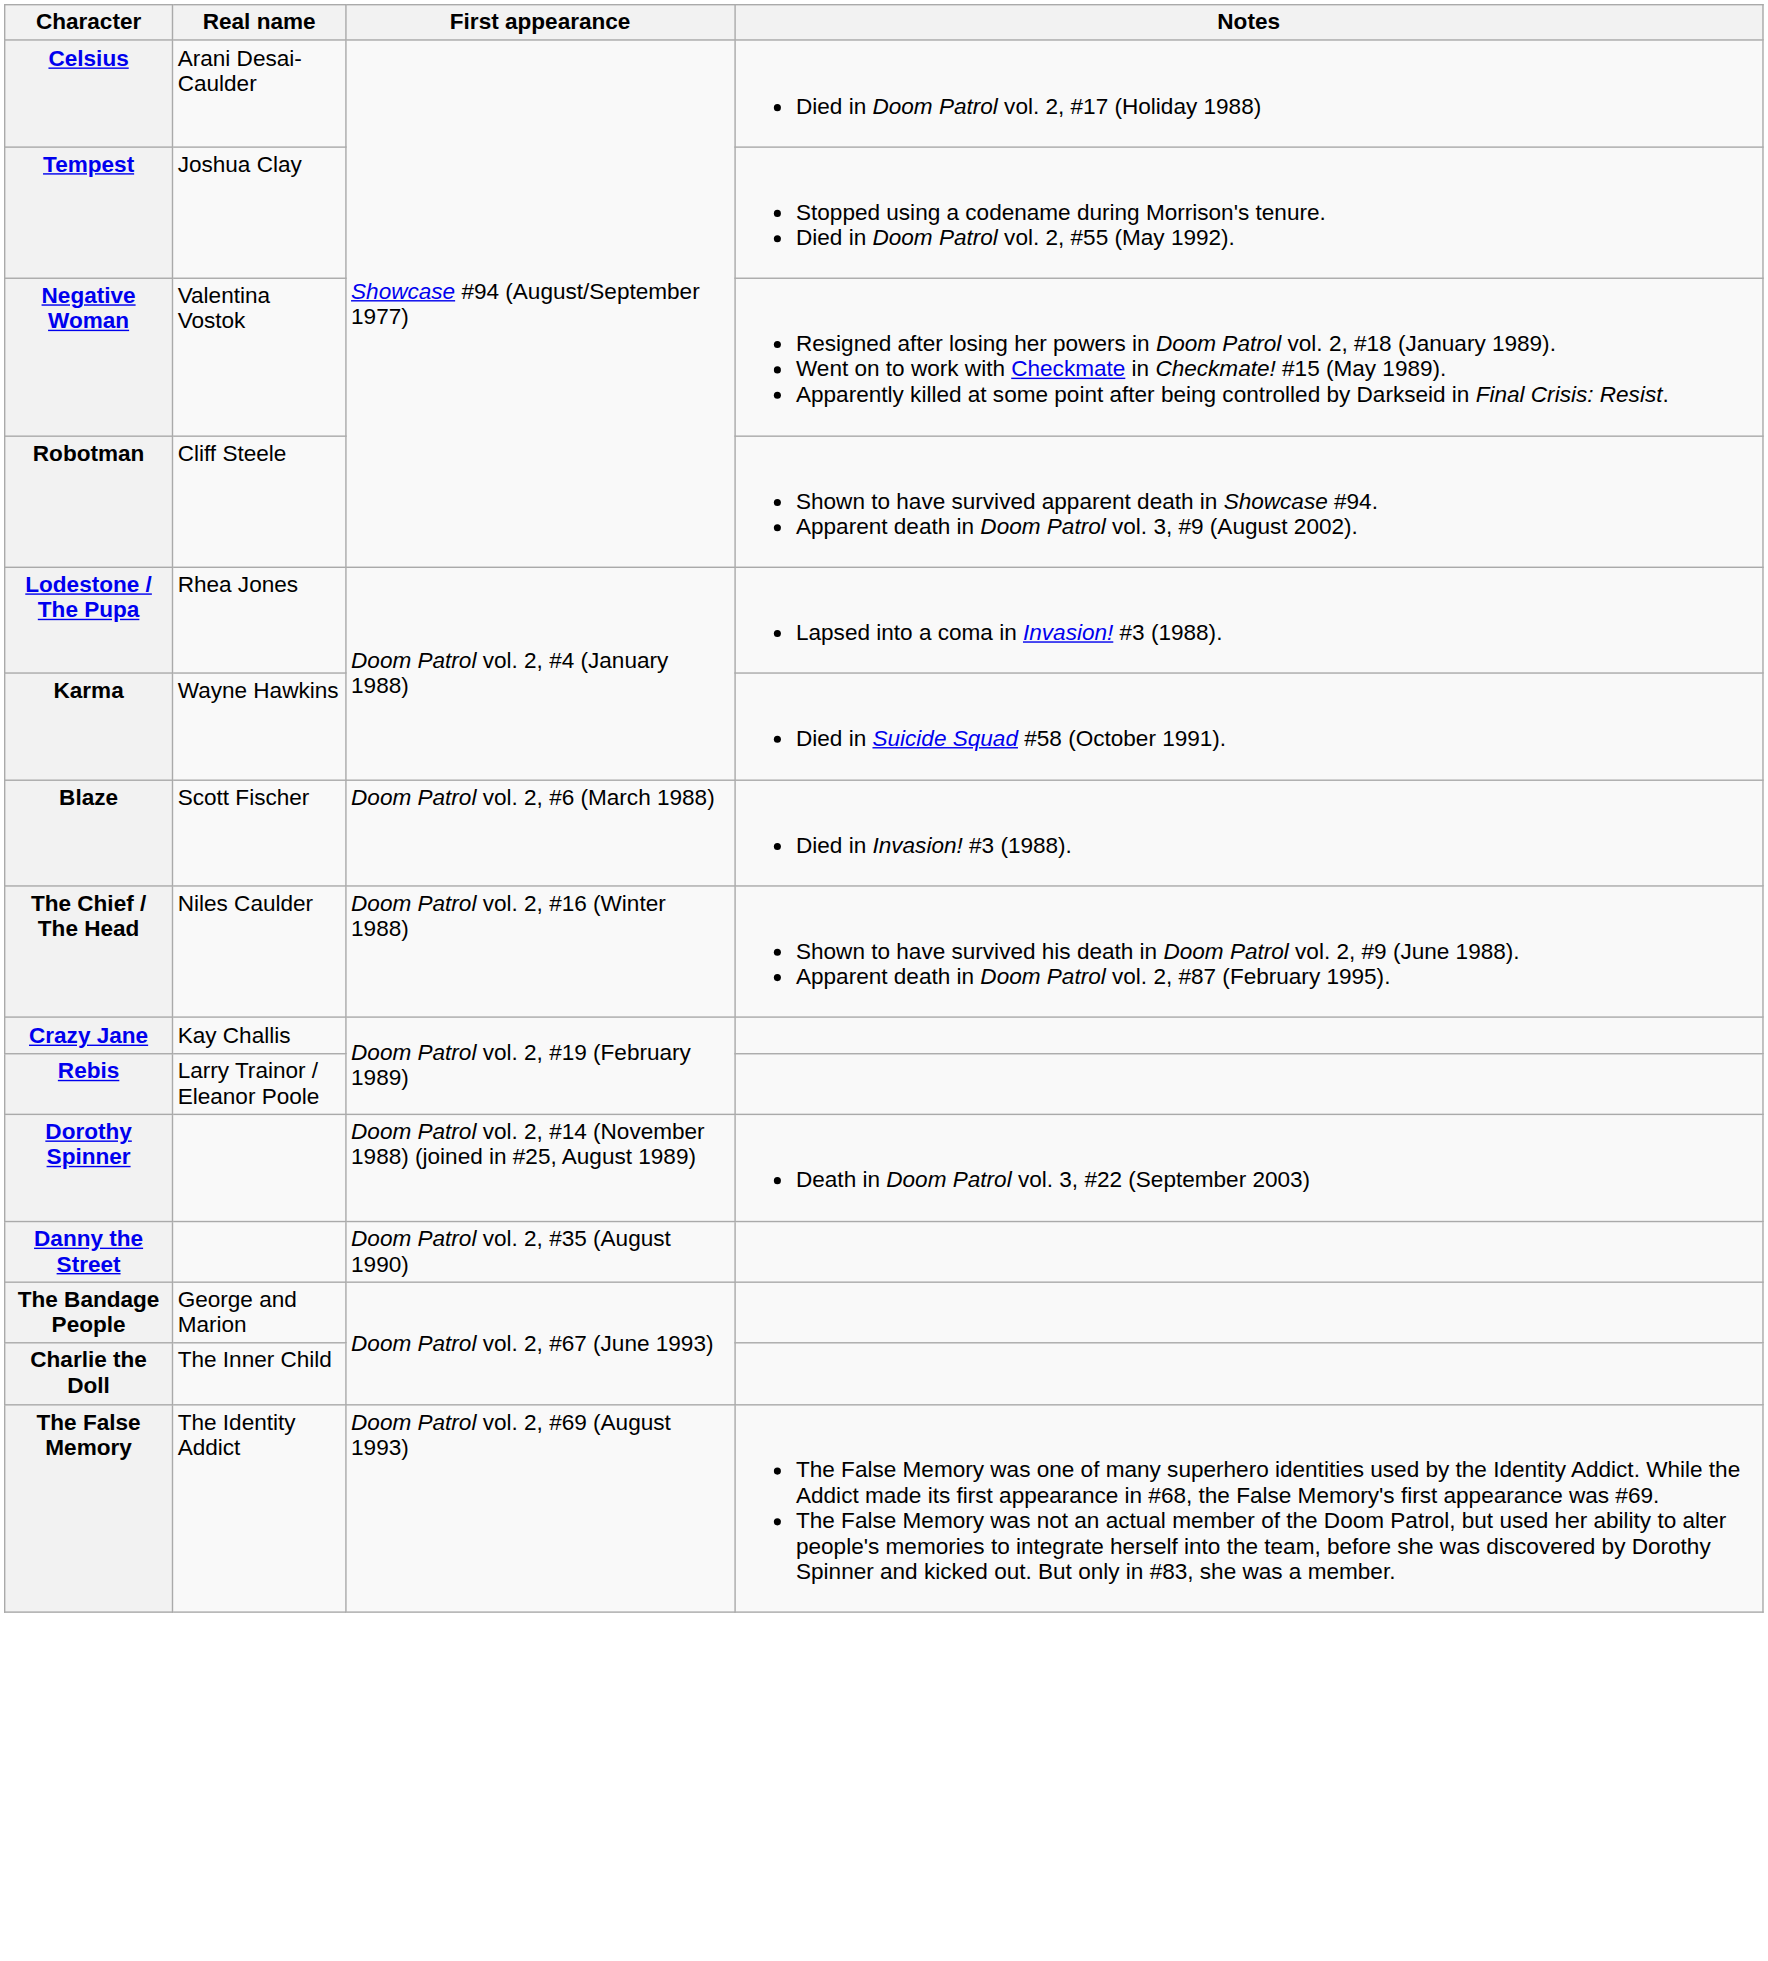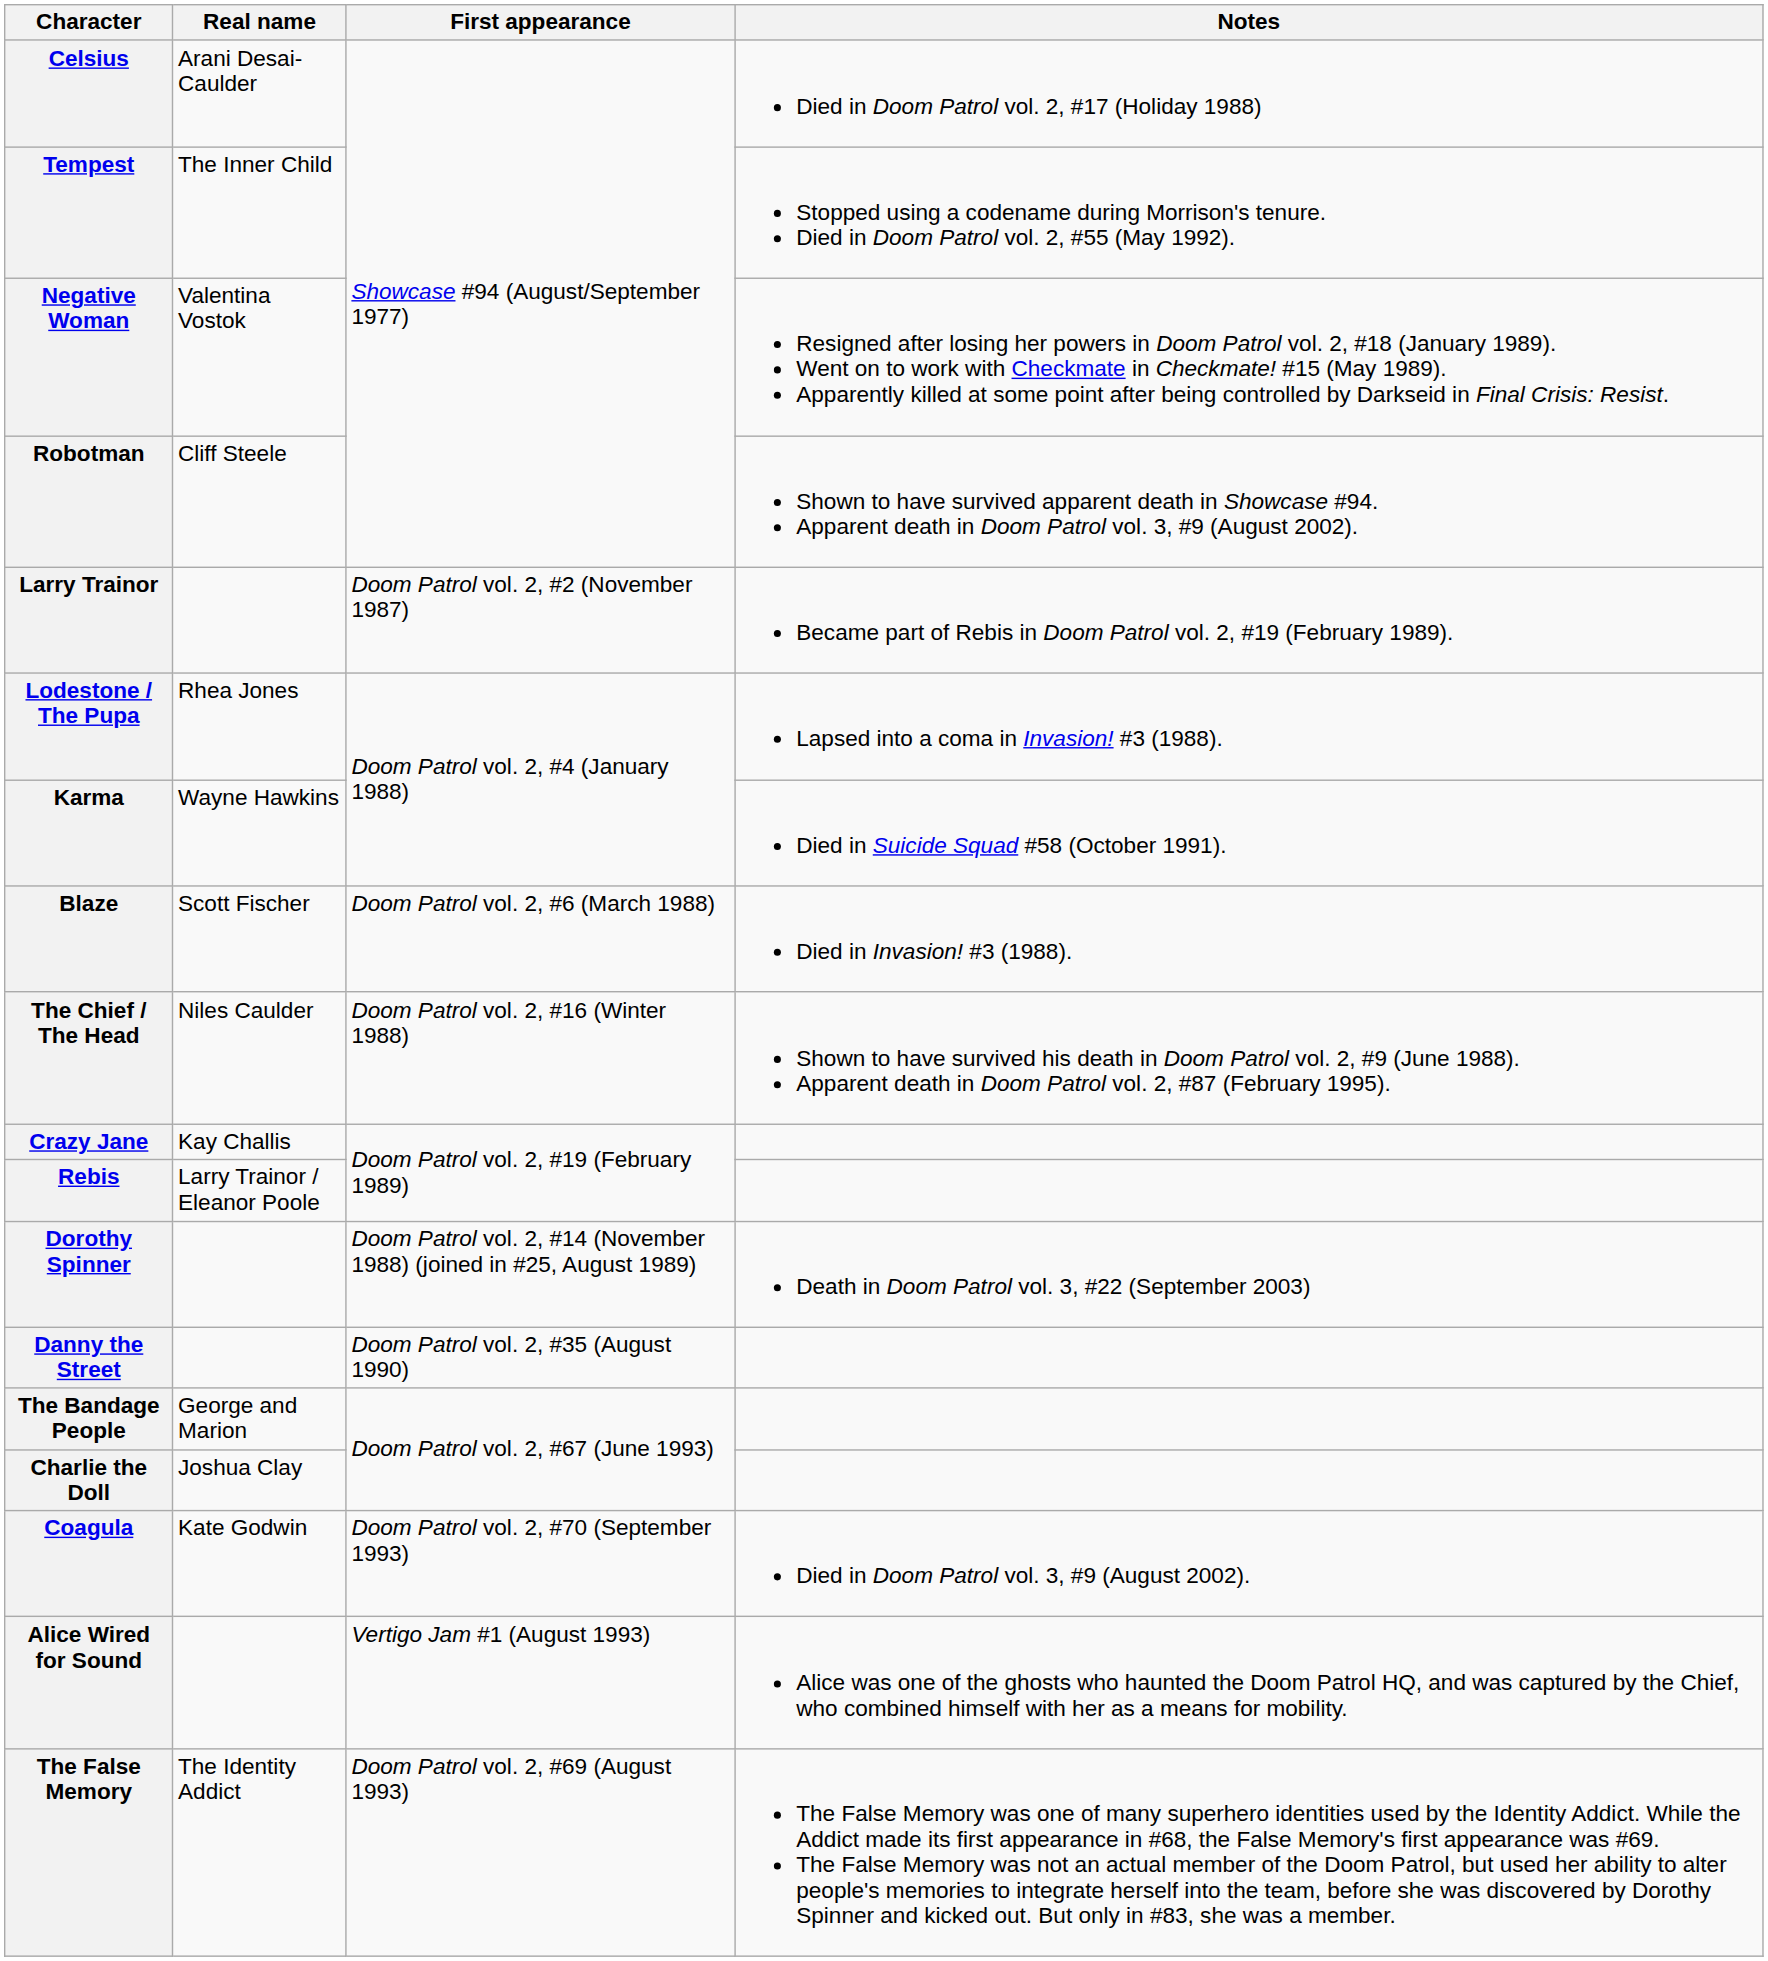(240, 164) Joshua Clay -> (255, 164) The Inner Child
+ row: (89, 584)
(255, 1360) The Inner Child -> (240, 1467) Joshua Clay
+ row: (89, 1528)
+ row: (89, 1647)
